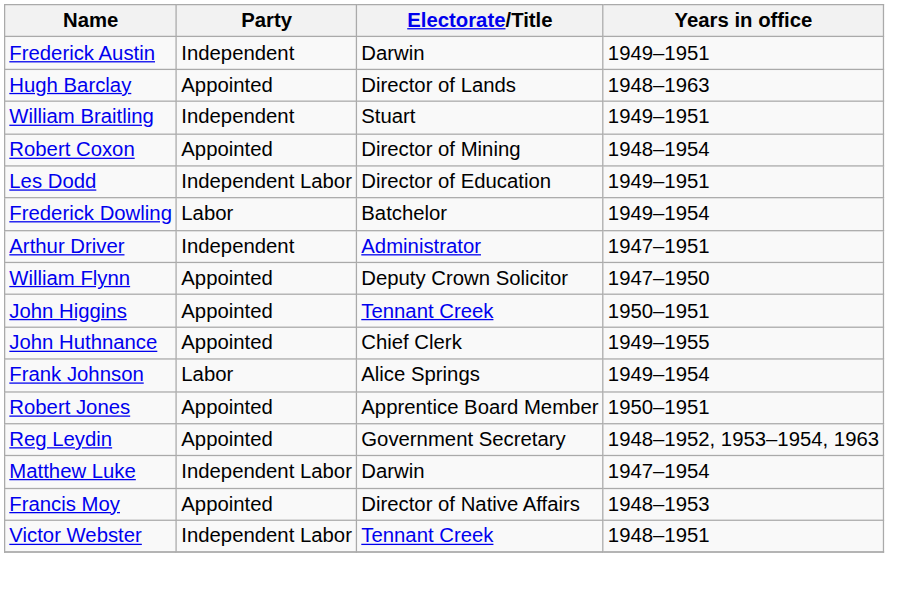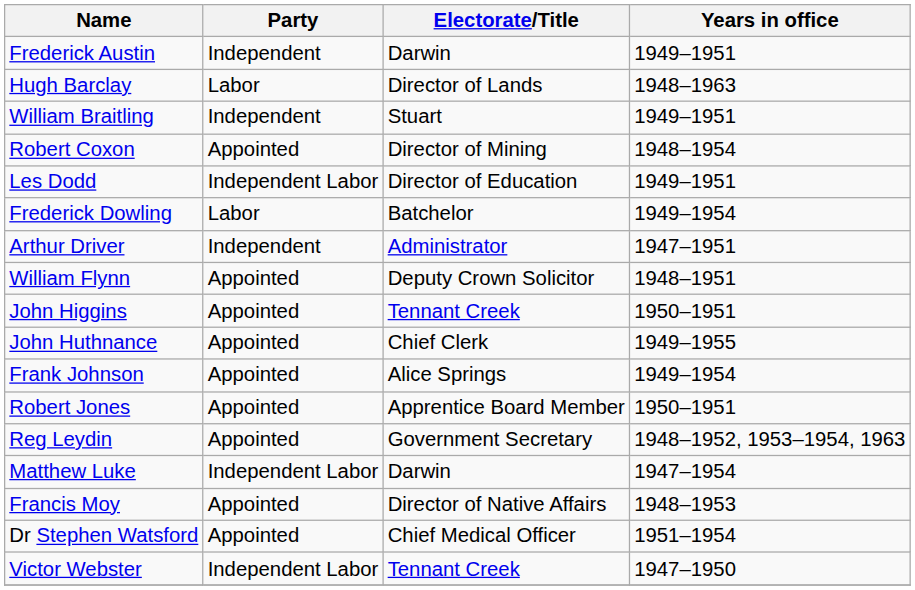(227, 85) Appointed -> (234, 85) Labor
(659, 278) 1947–1950 -> (685, 278) 1948–1951
(207, 375) Labor -> (253, 375) Appointed
+ row: (104, 536)
(659, 536) 1948–1951 -> (685, 568) 1947–1950
